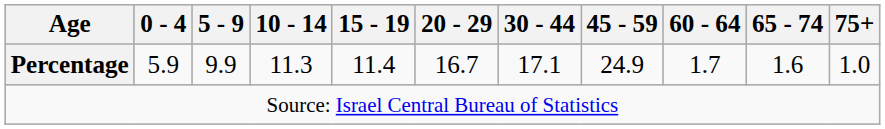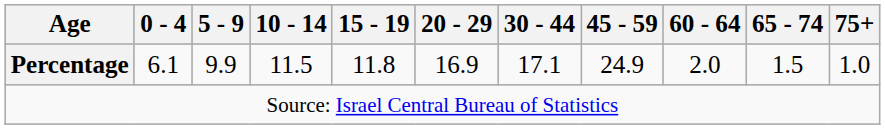(163, 64) 5.9 -> (163, 64) 6.1
(291, 64) 11.3 -> (291, 64) 11.5
(374, 64) 11.4 -> (374, 64) 11.8
(457, 64) 16.7 -> (457, 64) 16.9
(705, 64) 1.7 -> (705, 64) 2.0
(788, 64) 1.6 -> (788, 64) 1.5
